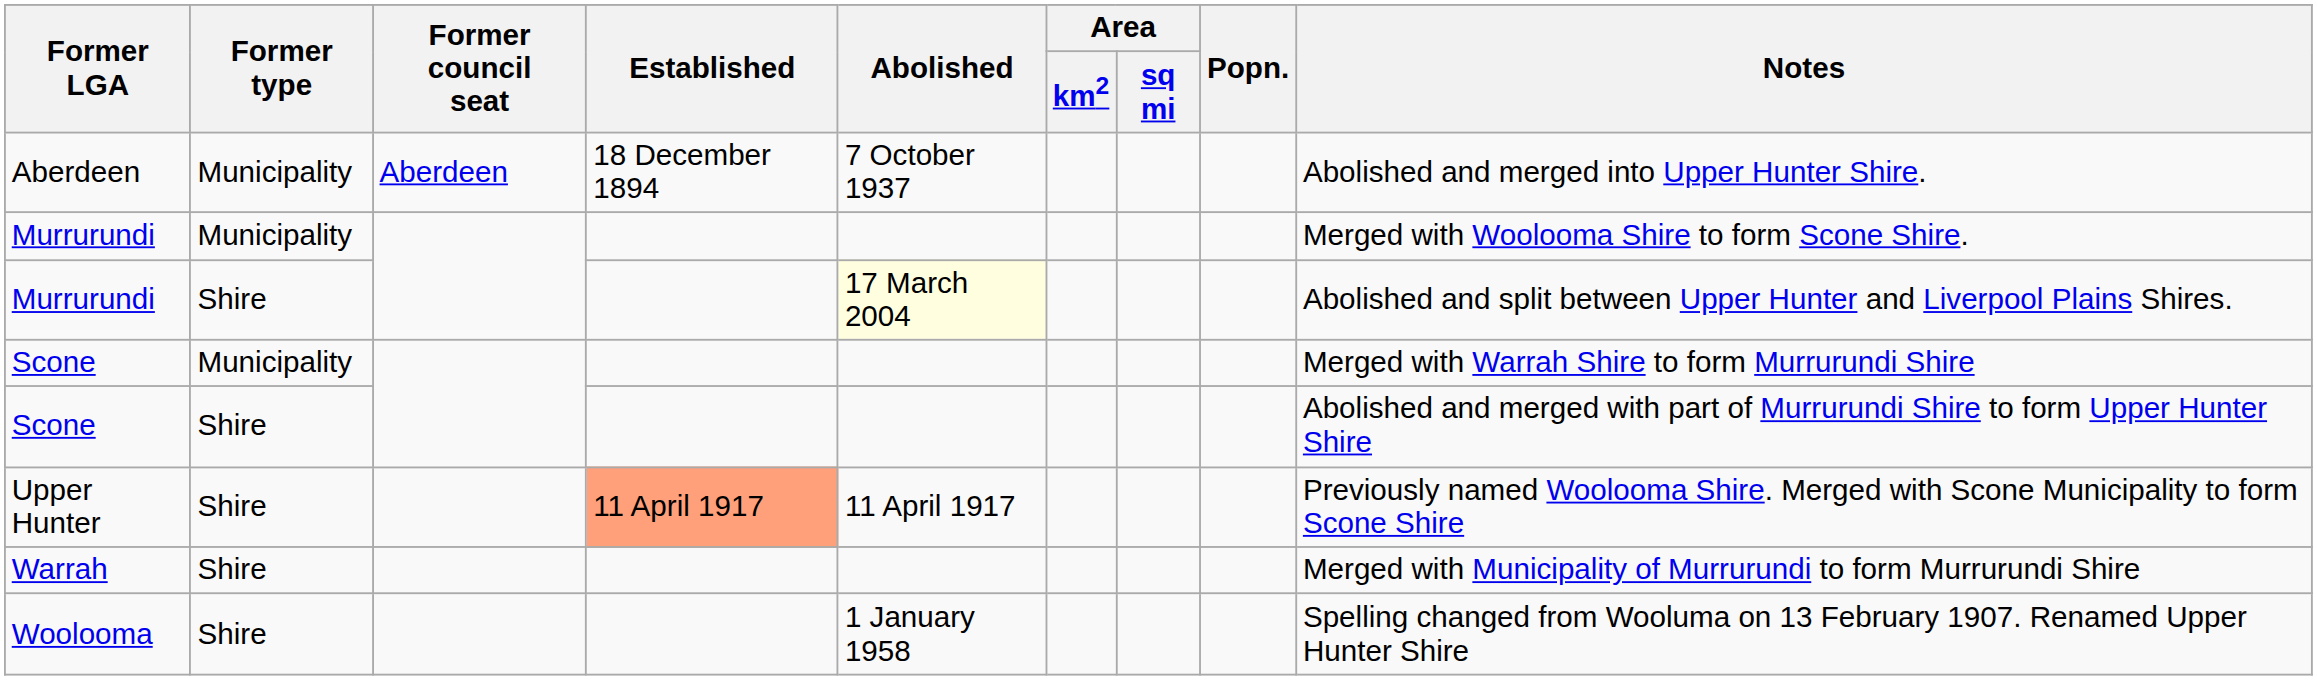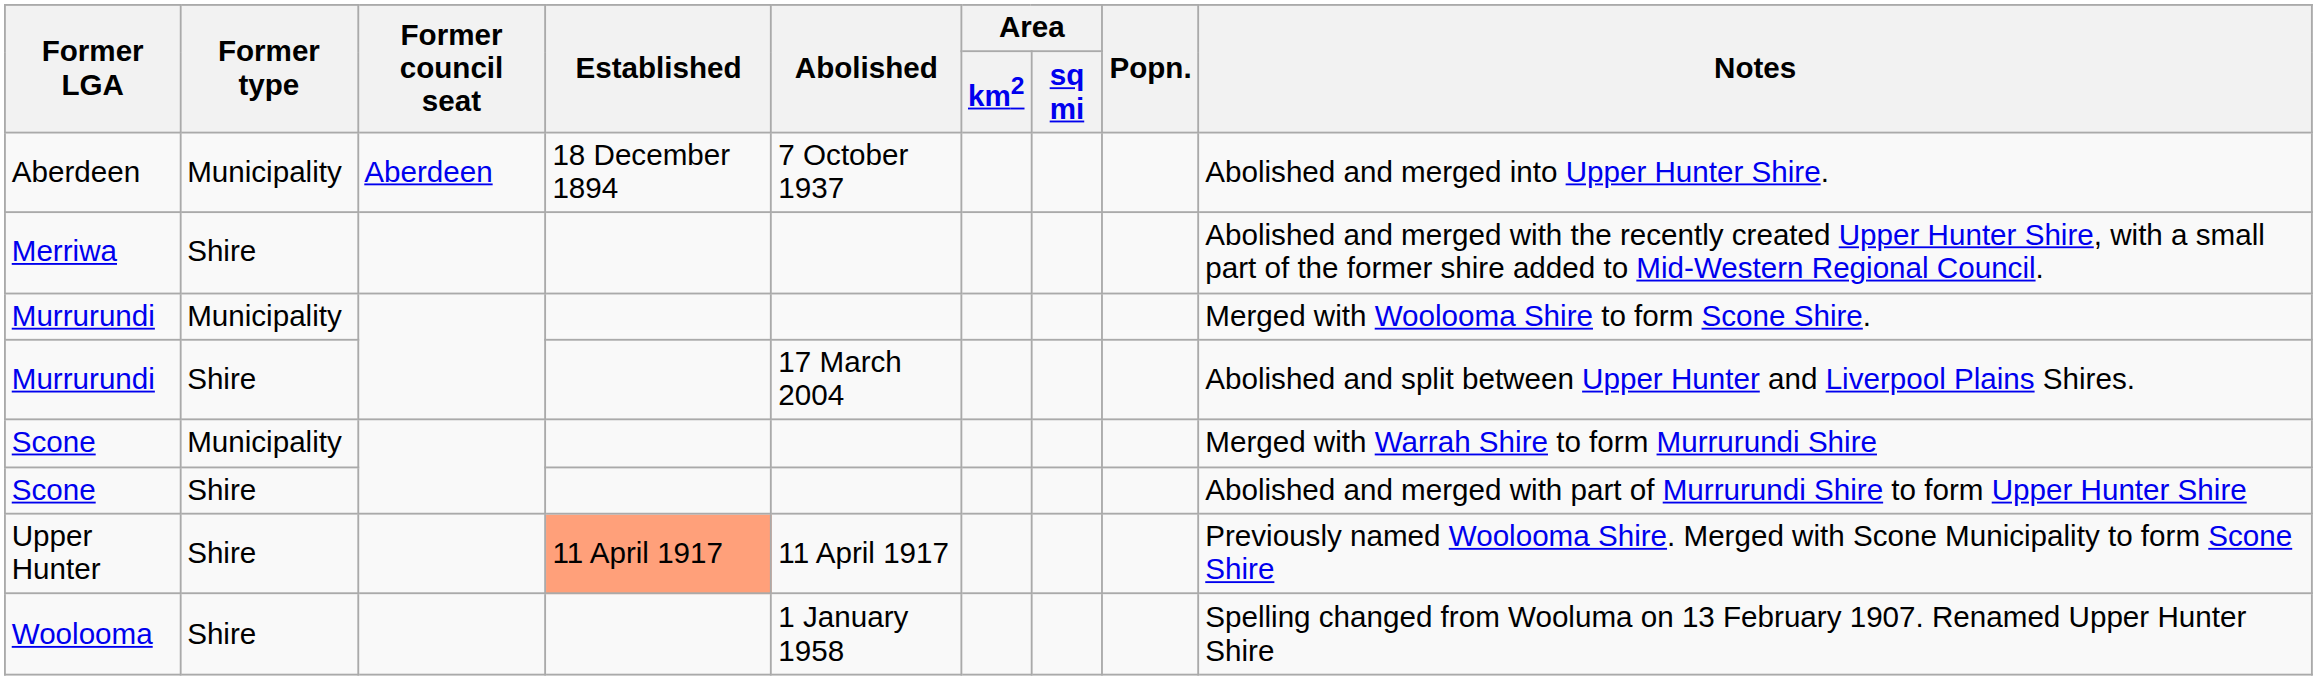+ row: (64, 252)
(907, 298) lightyellow background -> (840, 379) no background
- row: (60, 570)
